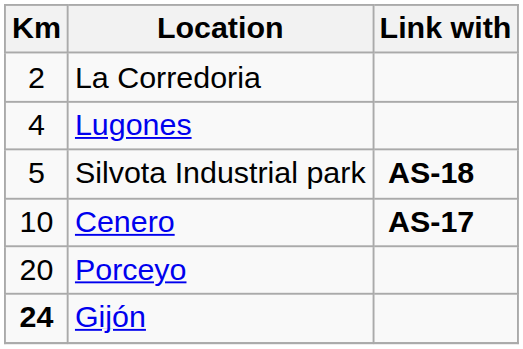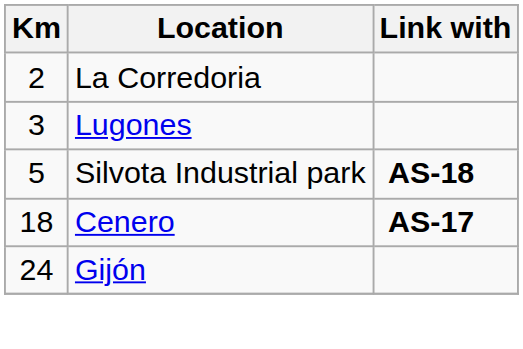(36, 125) 4 -> (36, 125) 3
(36, 221) 10 -> (36, 221) 18
- row: (131, 269)
(36, 317) bold -> (36, 269) normal
